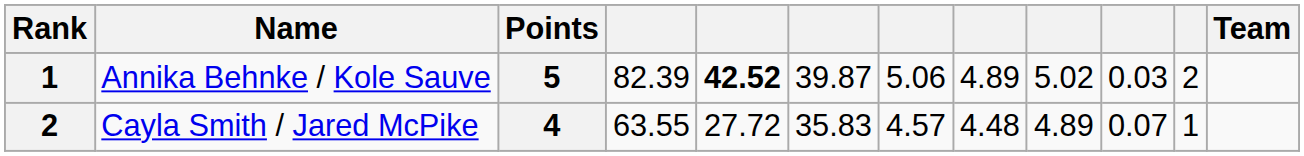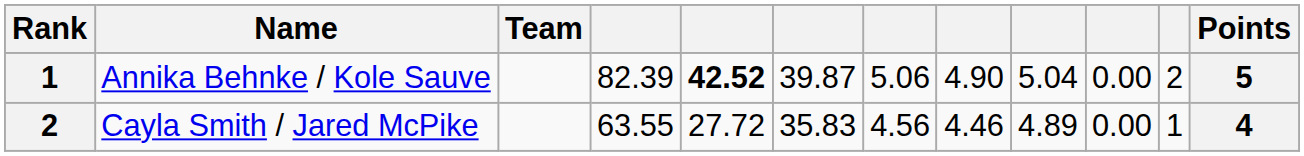columns swapped: (1252, 28) <-> (552, 28)
(990, 77) 4.89 -> (974, 77) 4.90
(1064, 77) 5.02 -> (1048, 77) 5.04
(1138, 77) 0.03 -> (1122, 77) 0.00
(916, 126) 4.57 -> (900, 126) 4.56
(990, 126) 4.48 -> (974, 126) 4.46
(1138, 126) 0.07 -> (1122, 126) 0.00
